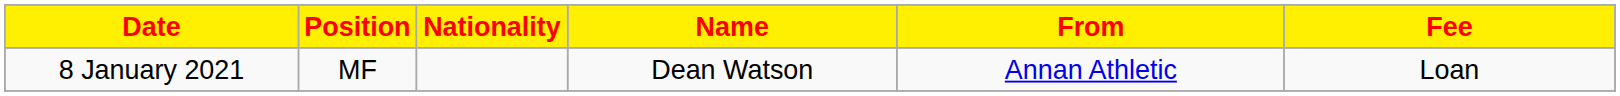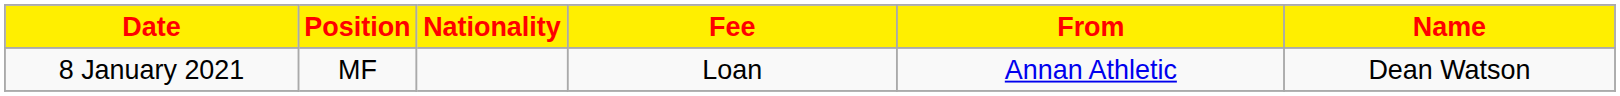columns swapped: (732, 27) <-> (1449, 27)
